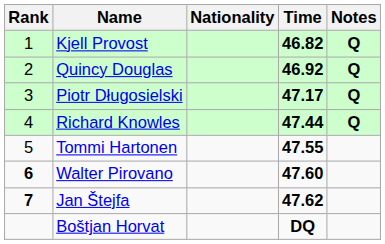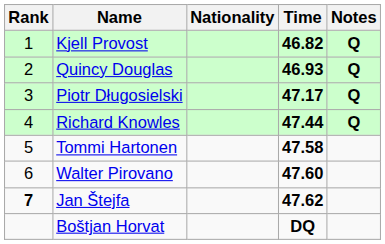(303, 69) 46.92 -> (303, 69) 46.93
(303, 148) 47.55 -> (303, 148) 47.58
(28, 174) bold -> (28, 174) normal
